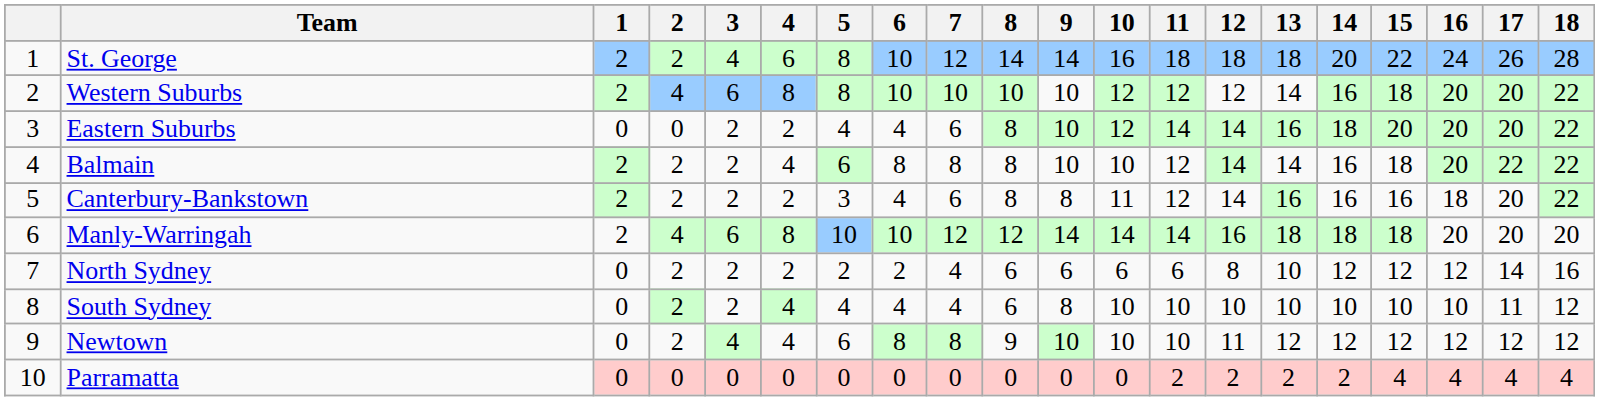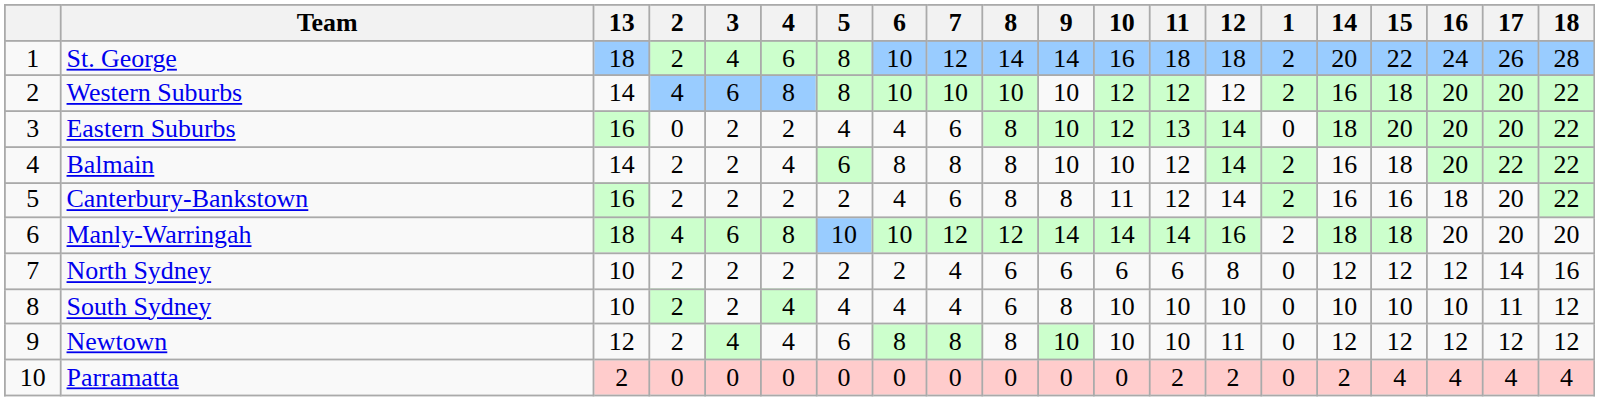columns swapped: (622, 22) <-> (1289, 22)
(1177, 129) 14 -> (1177, 129) 13
(844, 199) 3 -> (844, 199) 2
(1011, 341) 9 -> (1011, 341) 8
